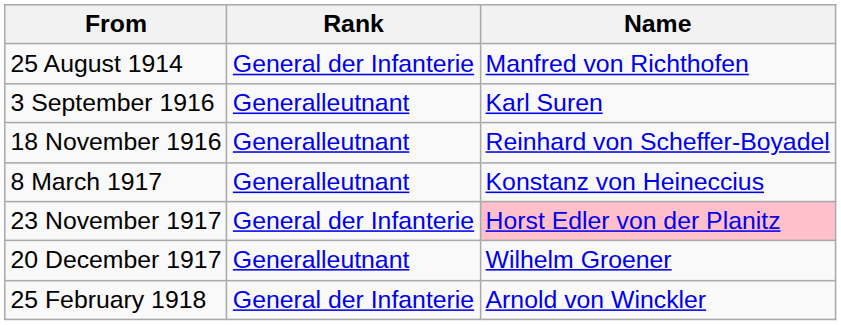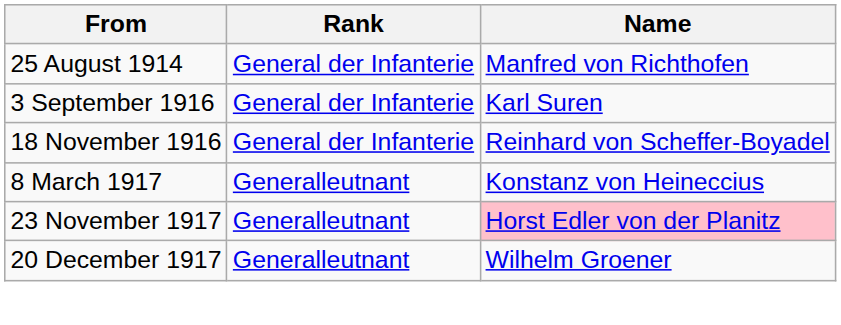(321, 102) Generalleutnant -> (354, 102) General der Infanterie
(321, 142) Generalleutnant -> (354, 142) General der Infanterie
(354, 220) General der Infanterie -> (321, 220) Generalleutnant
- row: (108, 299)
